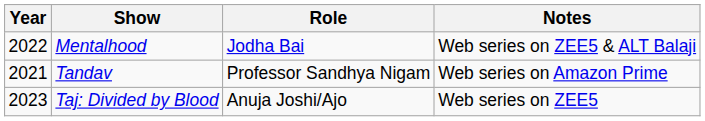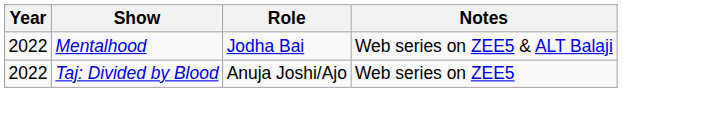- row: (84, 73)
(28, 101) 2023 -> (28, 73) 2022
